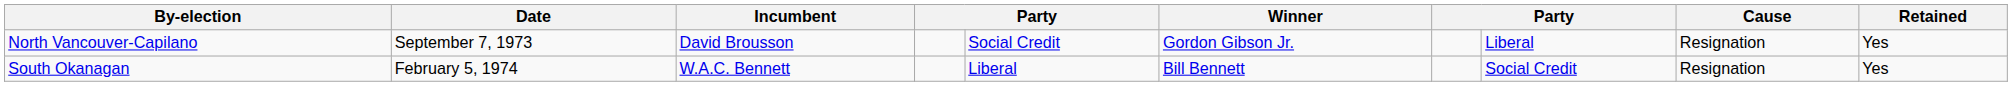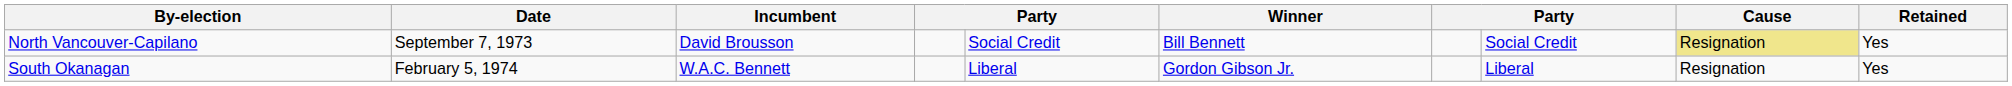(1228, 42) Gordon Gibson Jr. -> (1204, 42) Bill Bennett
(1509, 42) Liberal -> (1531, 42) Social Credit
(1723, 42) no background -> (1723, 42) khaki background
(1204, 68) Bill Bennett -> (1228, 68) Gordon Gibson Jr.
(1531, 68) Social Credit -> (1509, 68) Liberal
